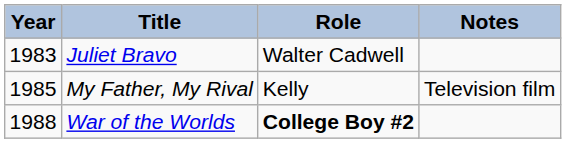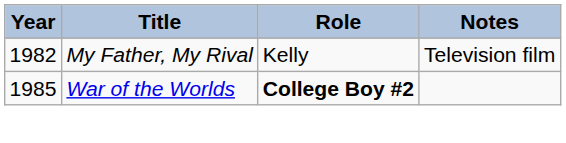- row: (122, 55)
(33, 88) 1985 -> (33, 55) 1982
(33, 122) 1988 -> (33, 88) 1985
